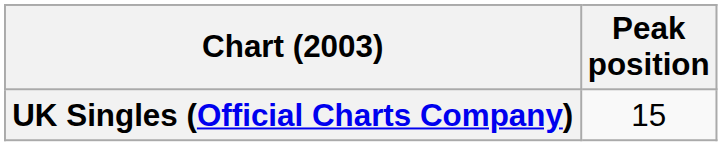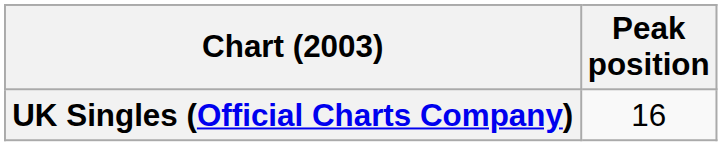(649, 114) 15 -> (649, 114) 16
